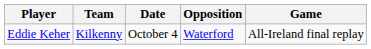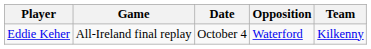columns swapped: (99, 14) <-> (306, 14)
